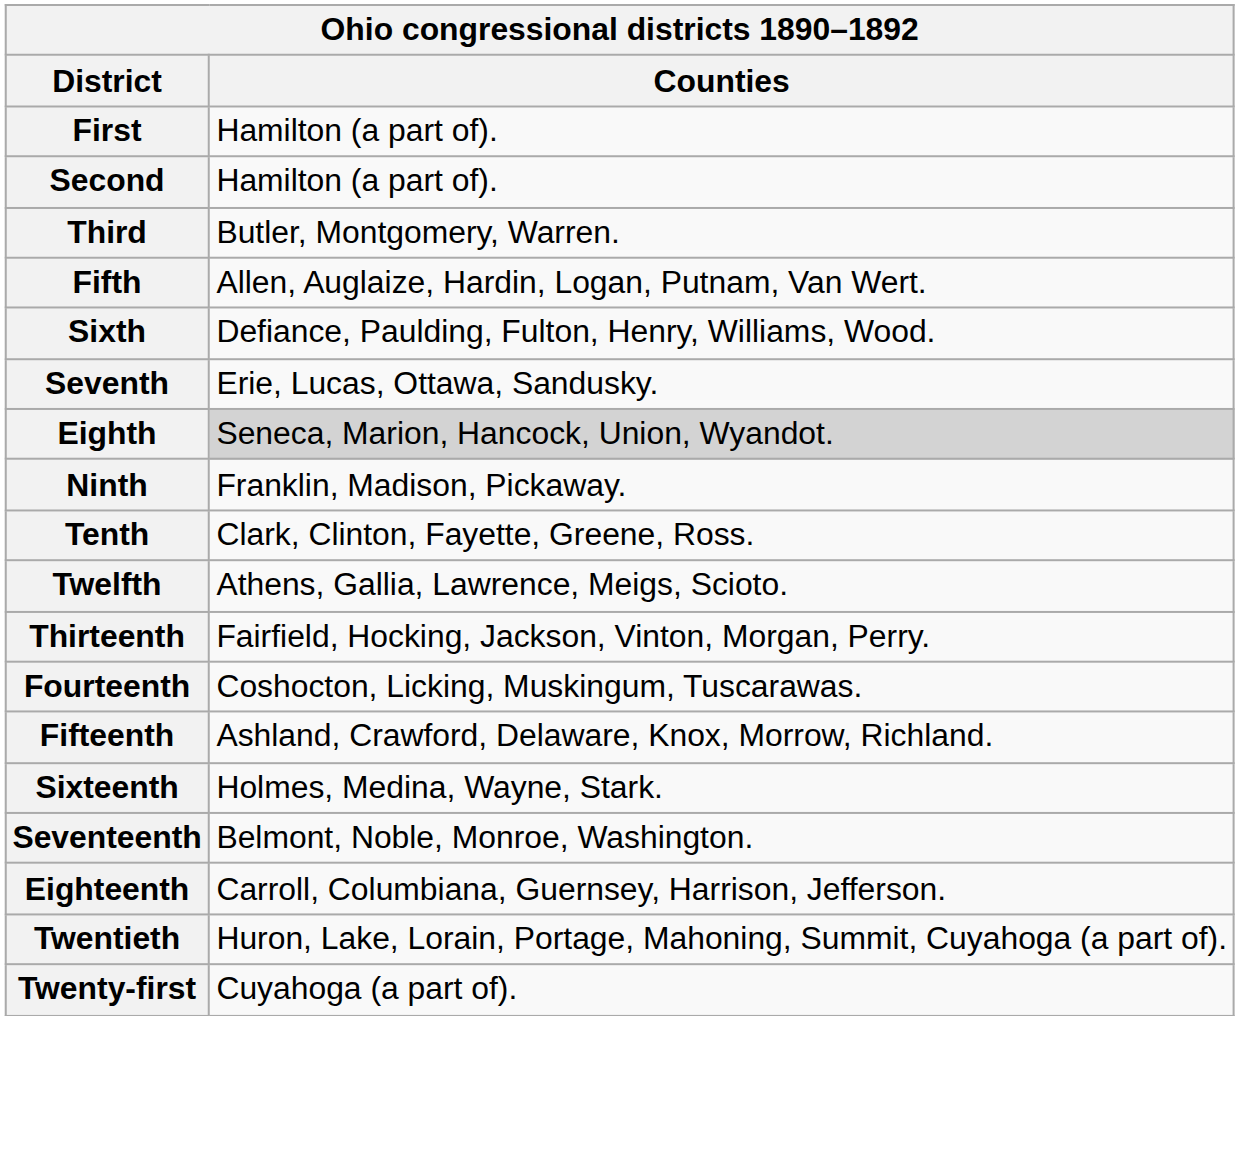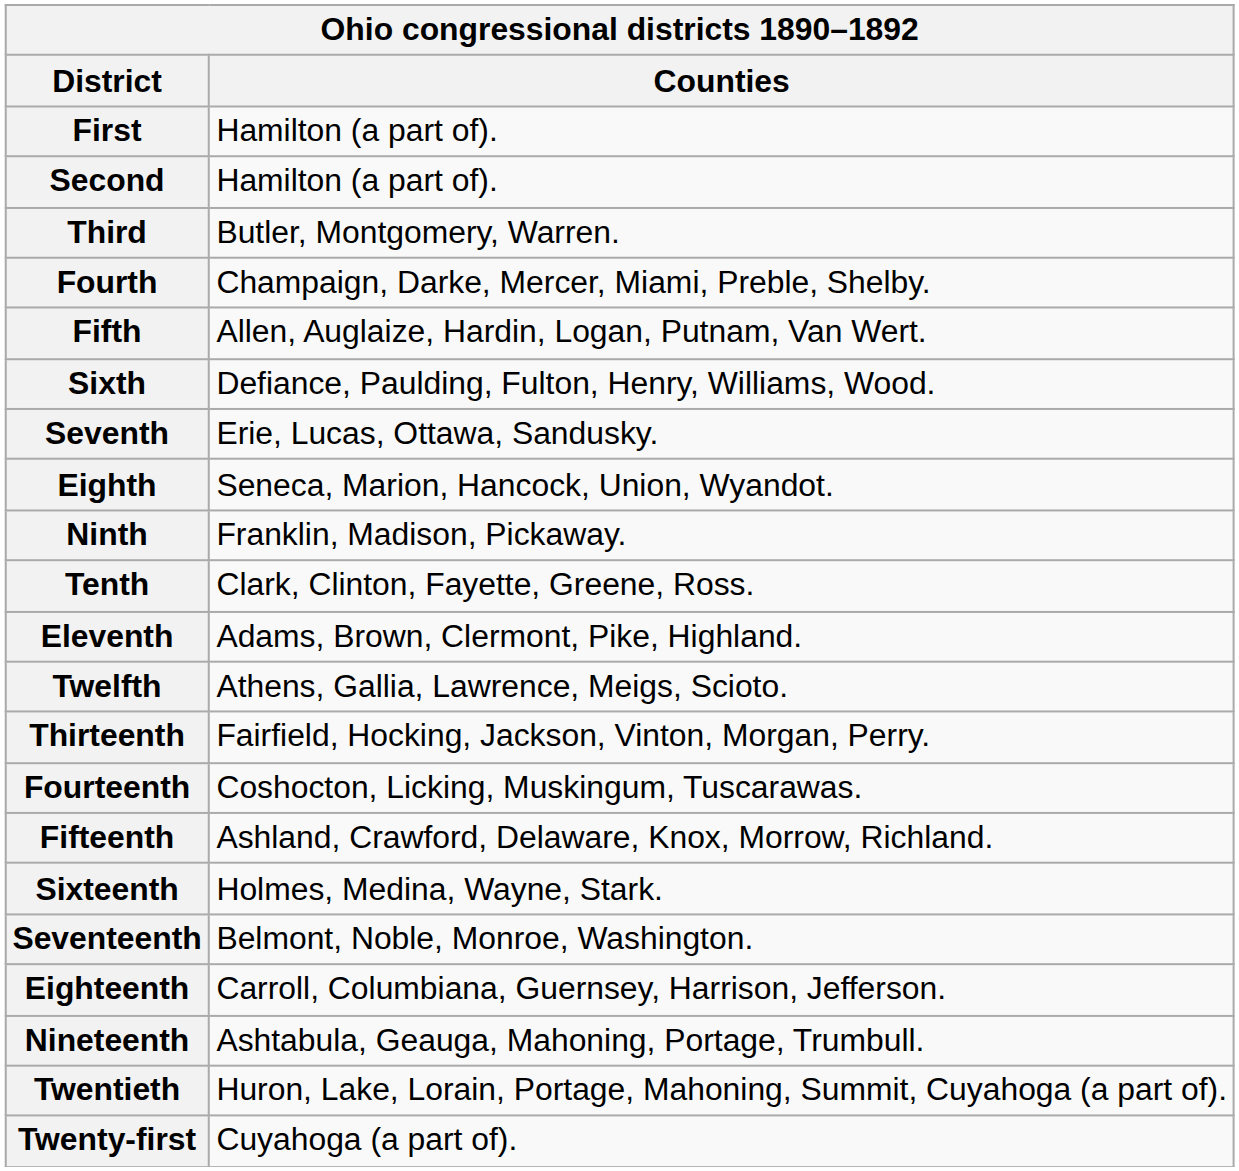+ row: (107, 282)
(525, 433) lightgrey background -> (525, 484) no background
+ row: (107, 635)
+ row: (107, 1039)
